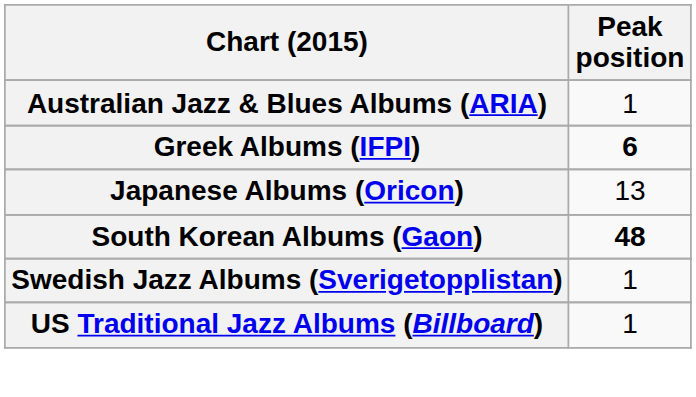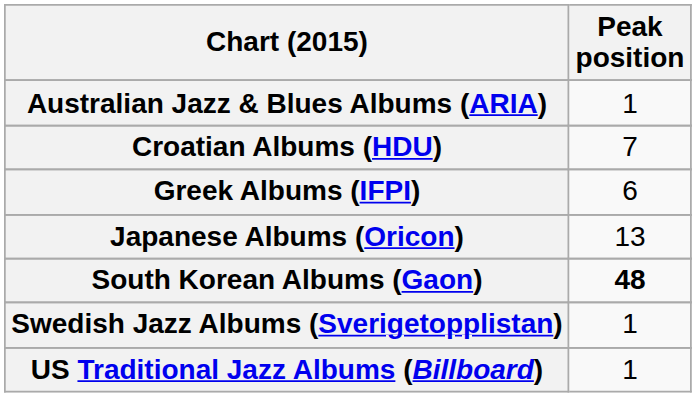+ row: (287, 147)
(630, 147) bold -> (630, 191) normal
